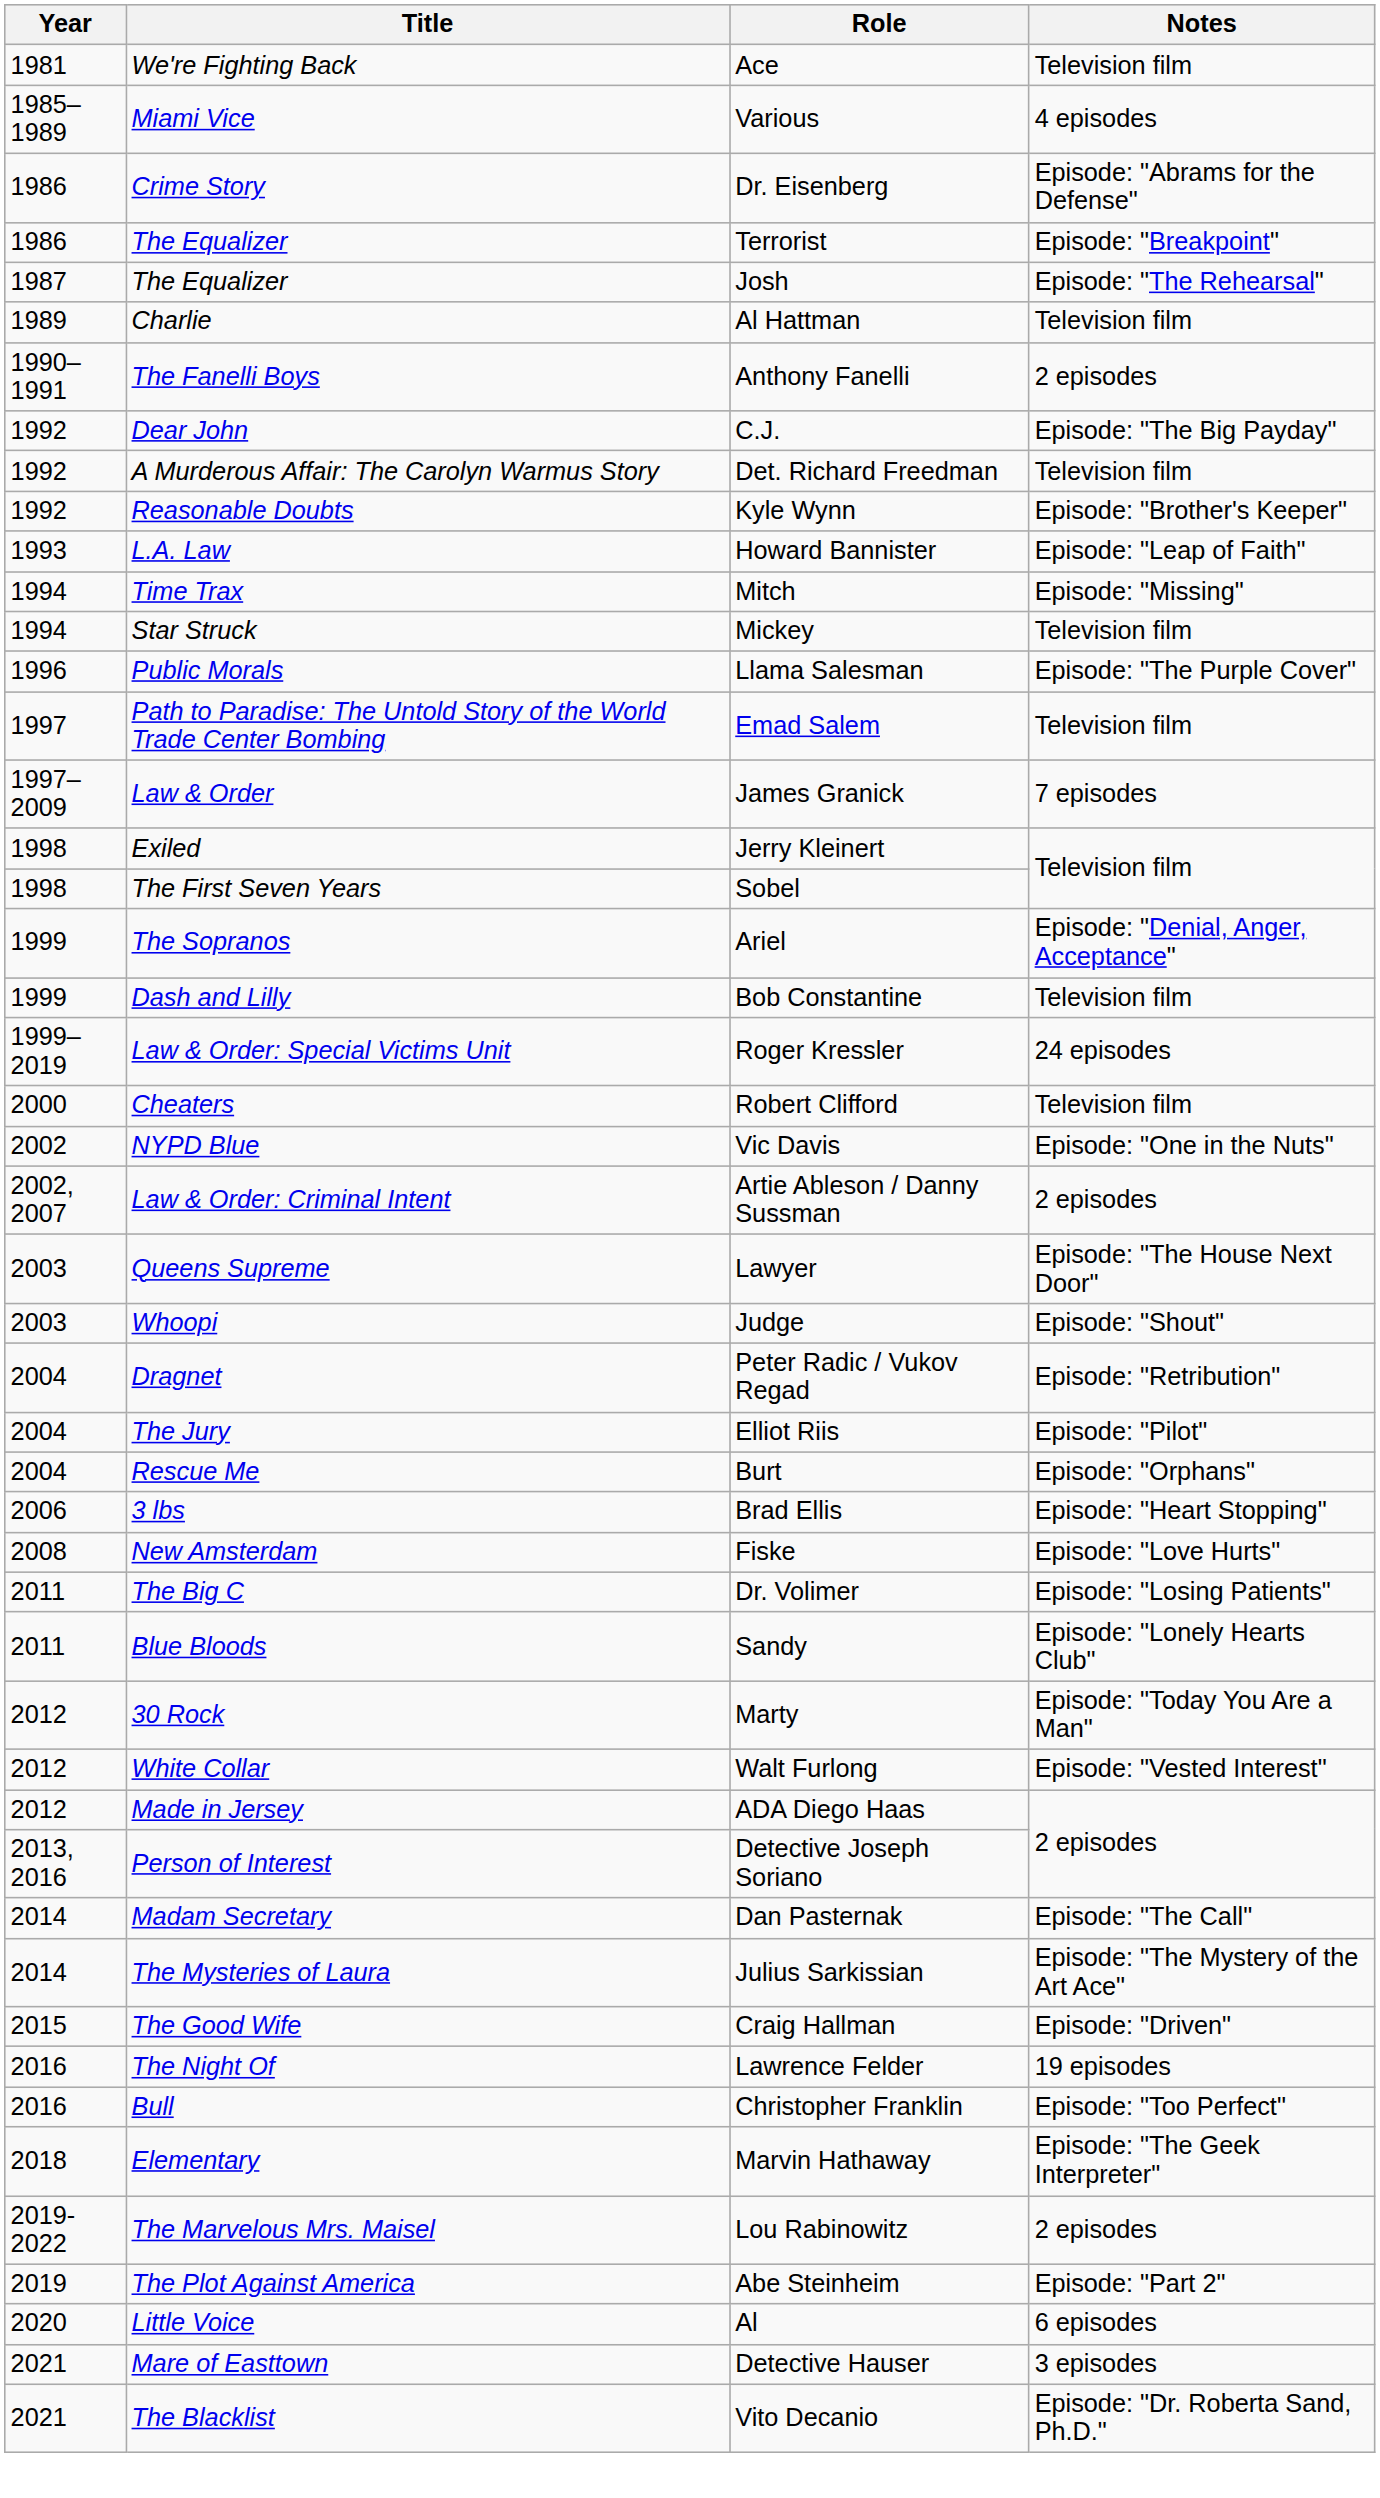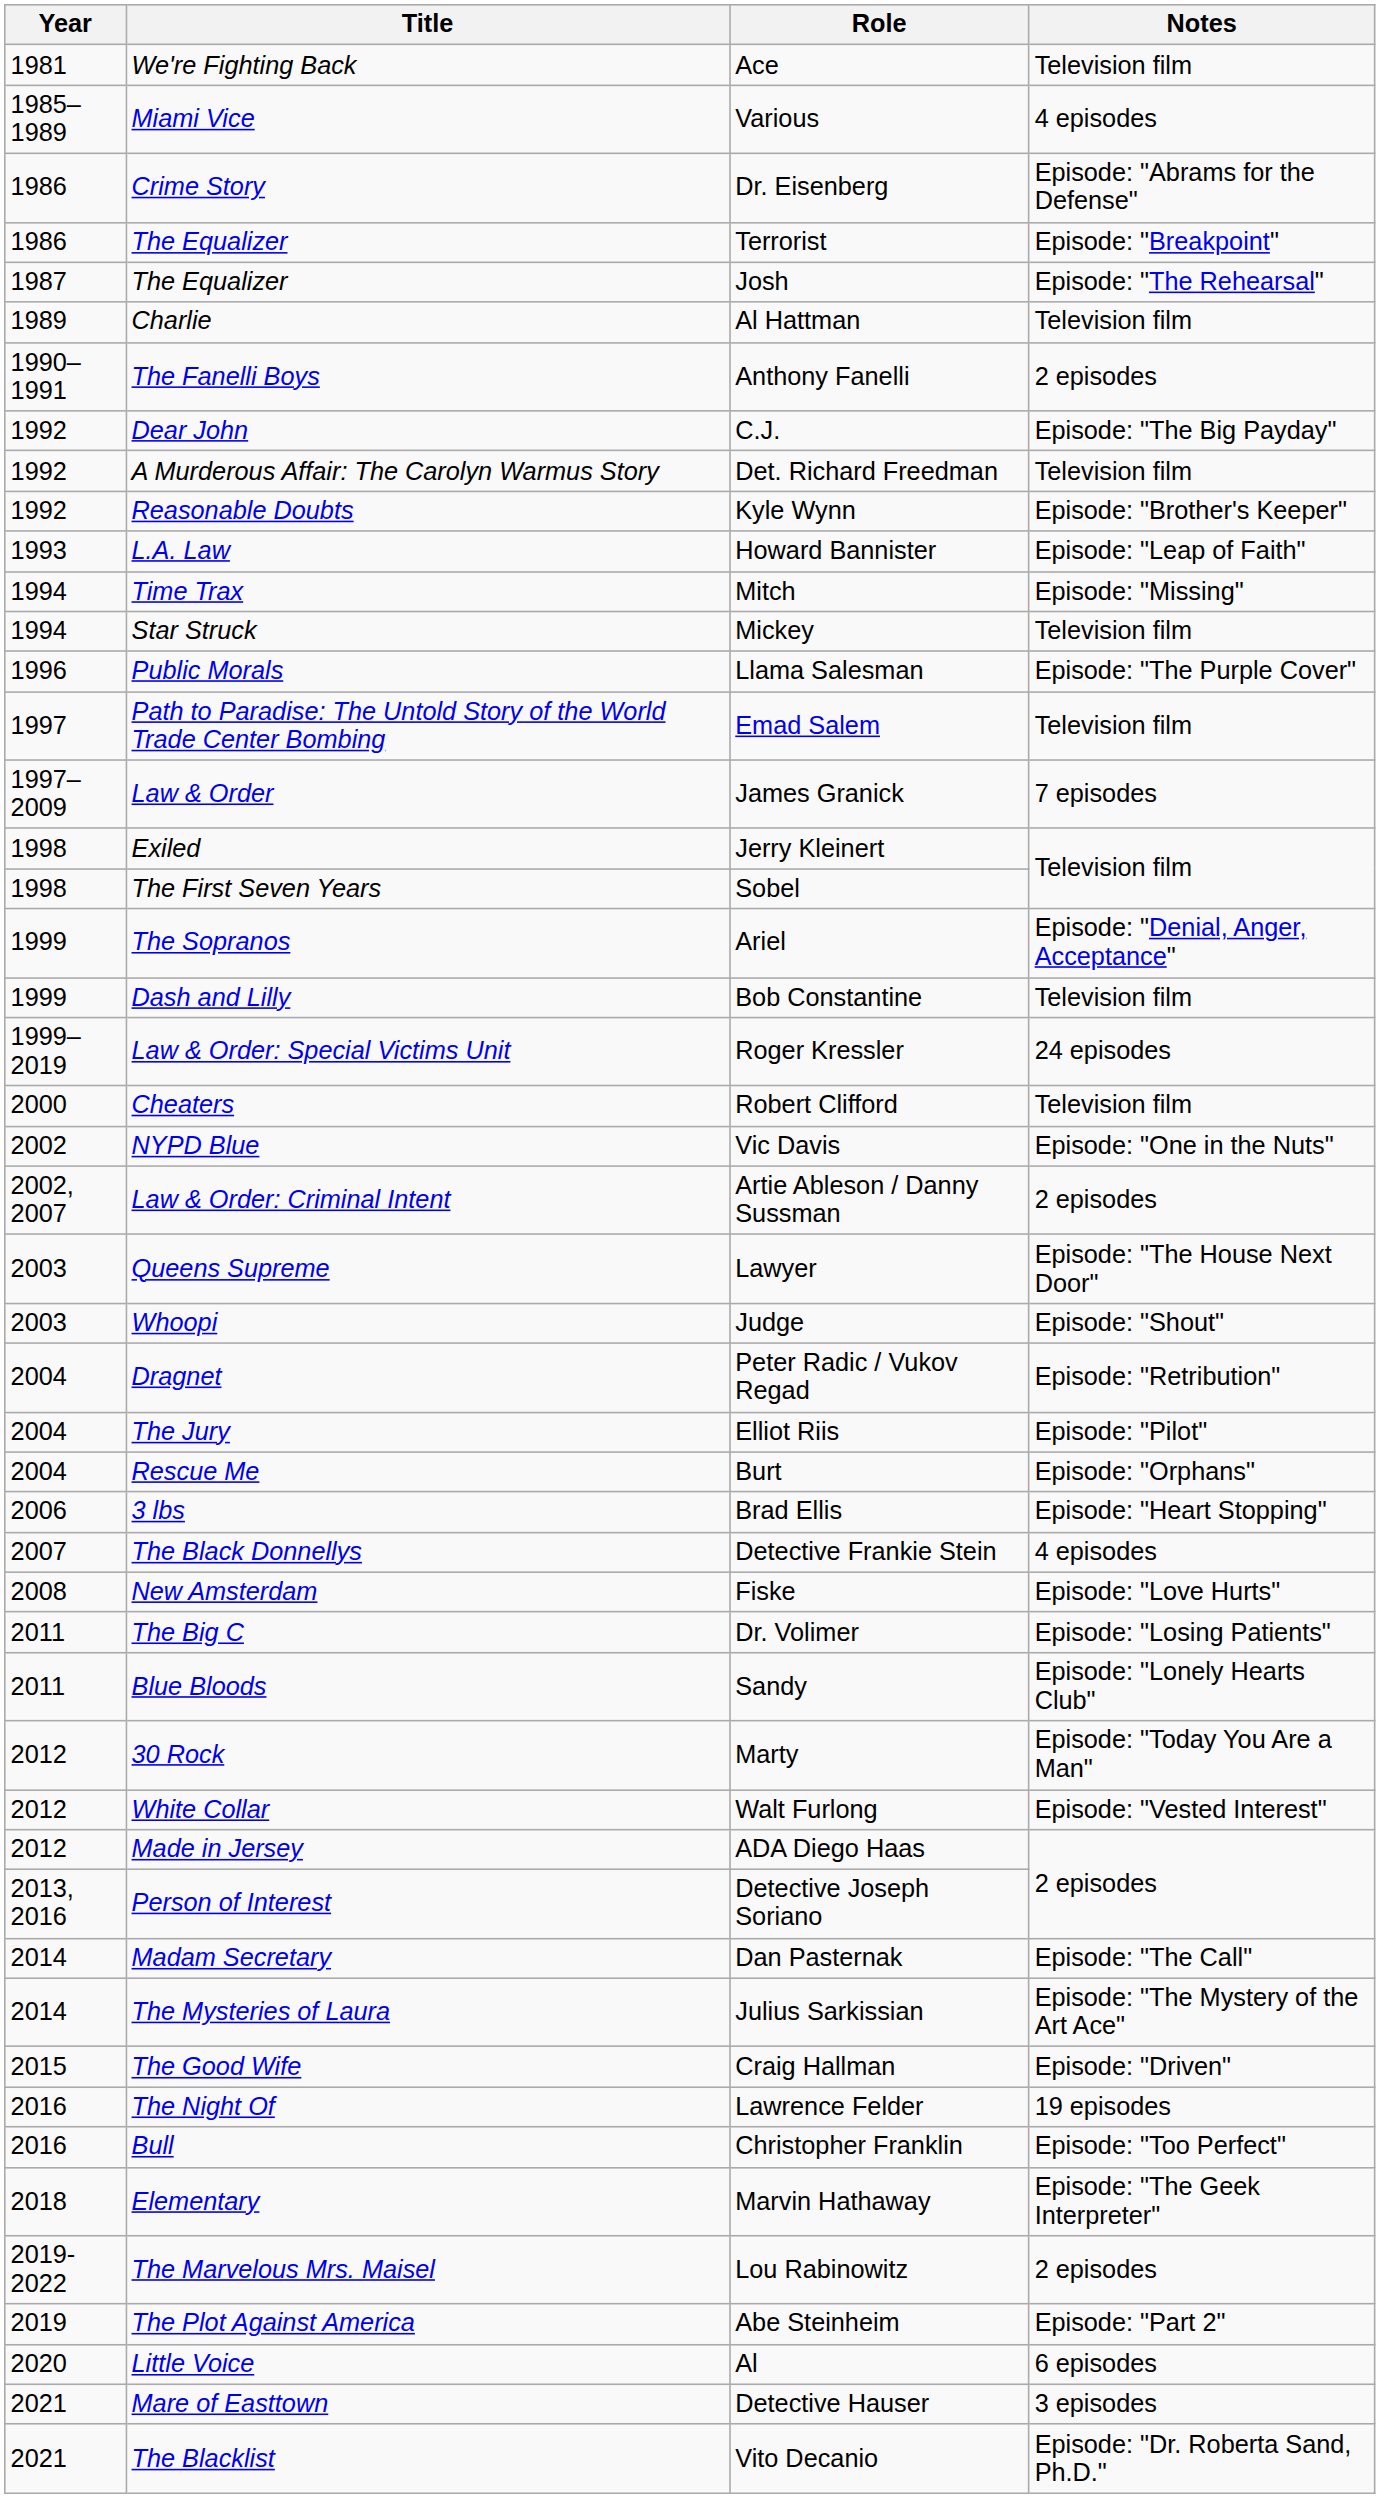+ row: (866, 1551)
